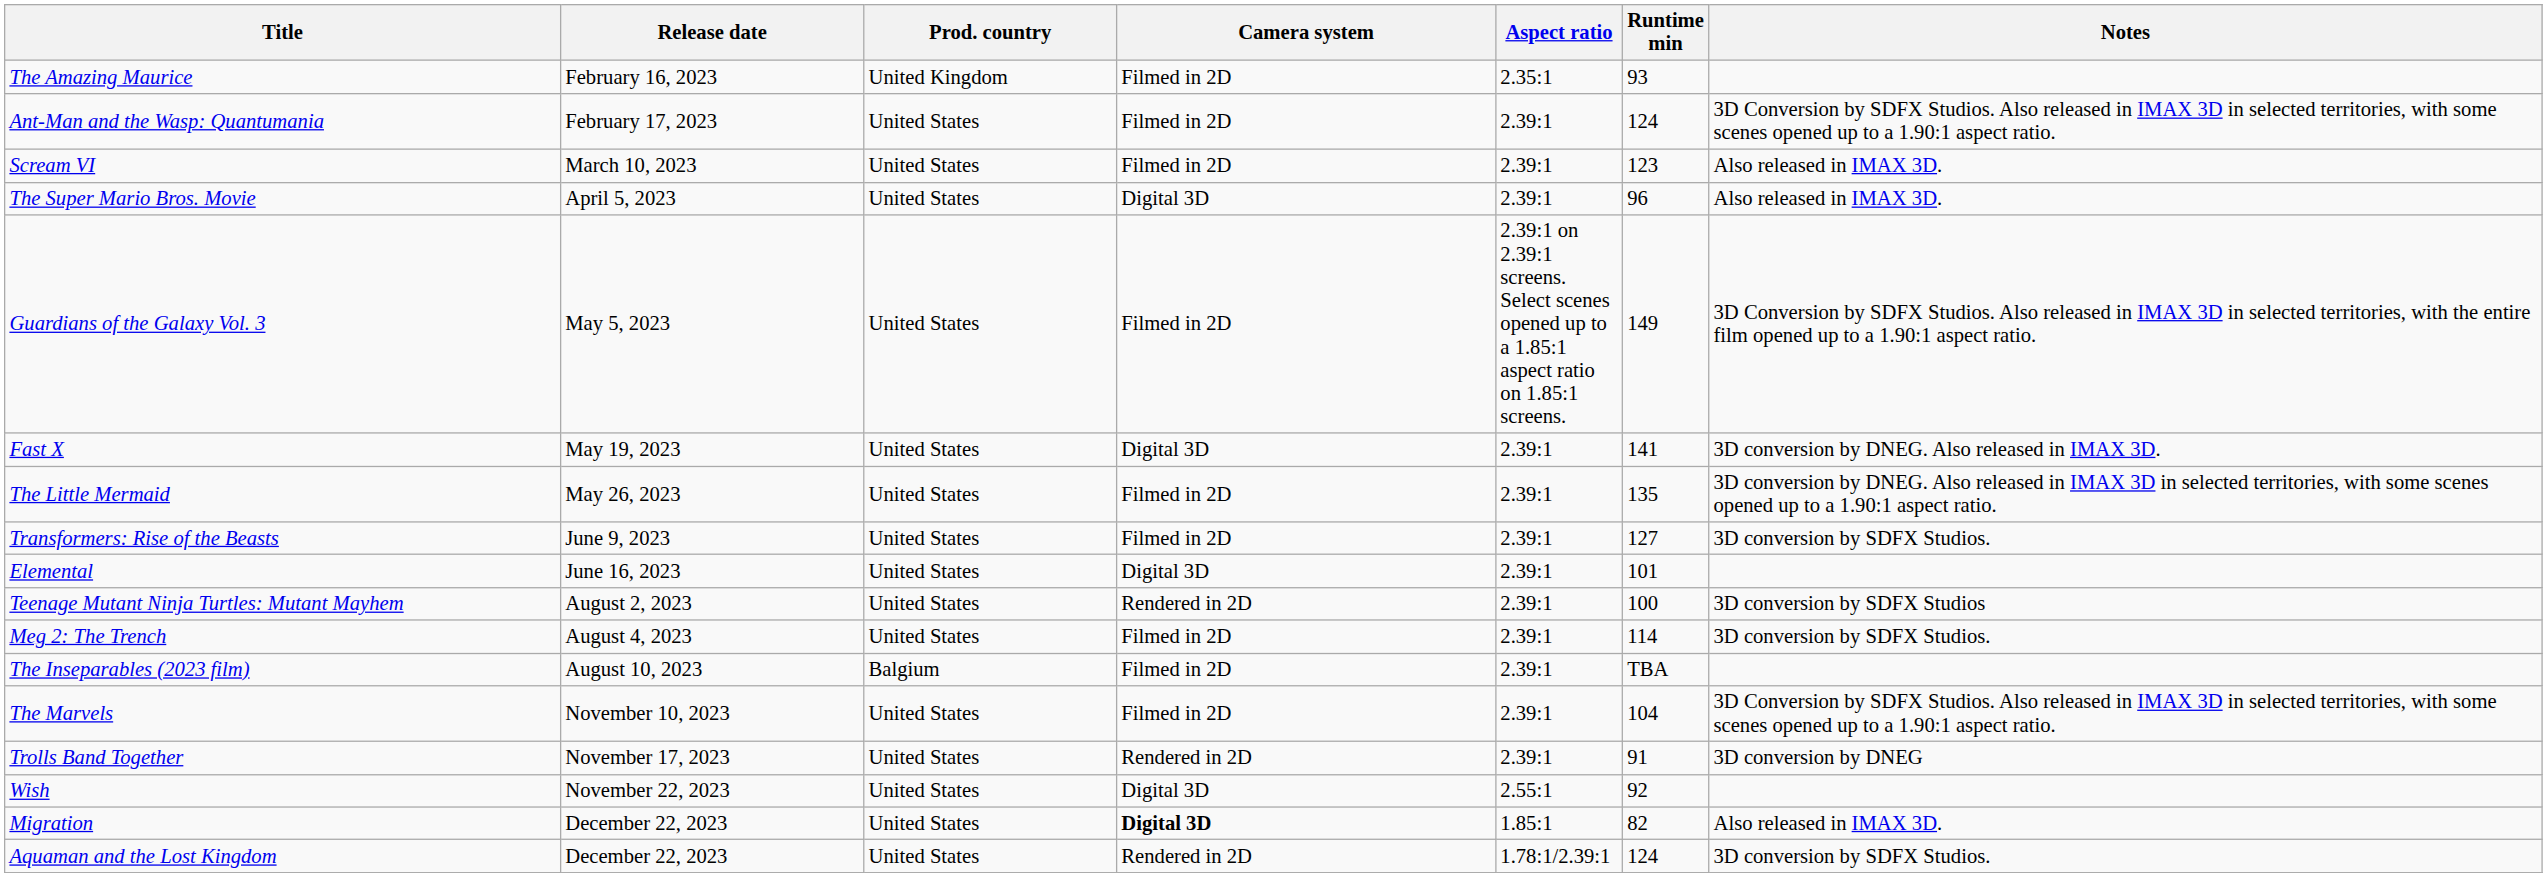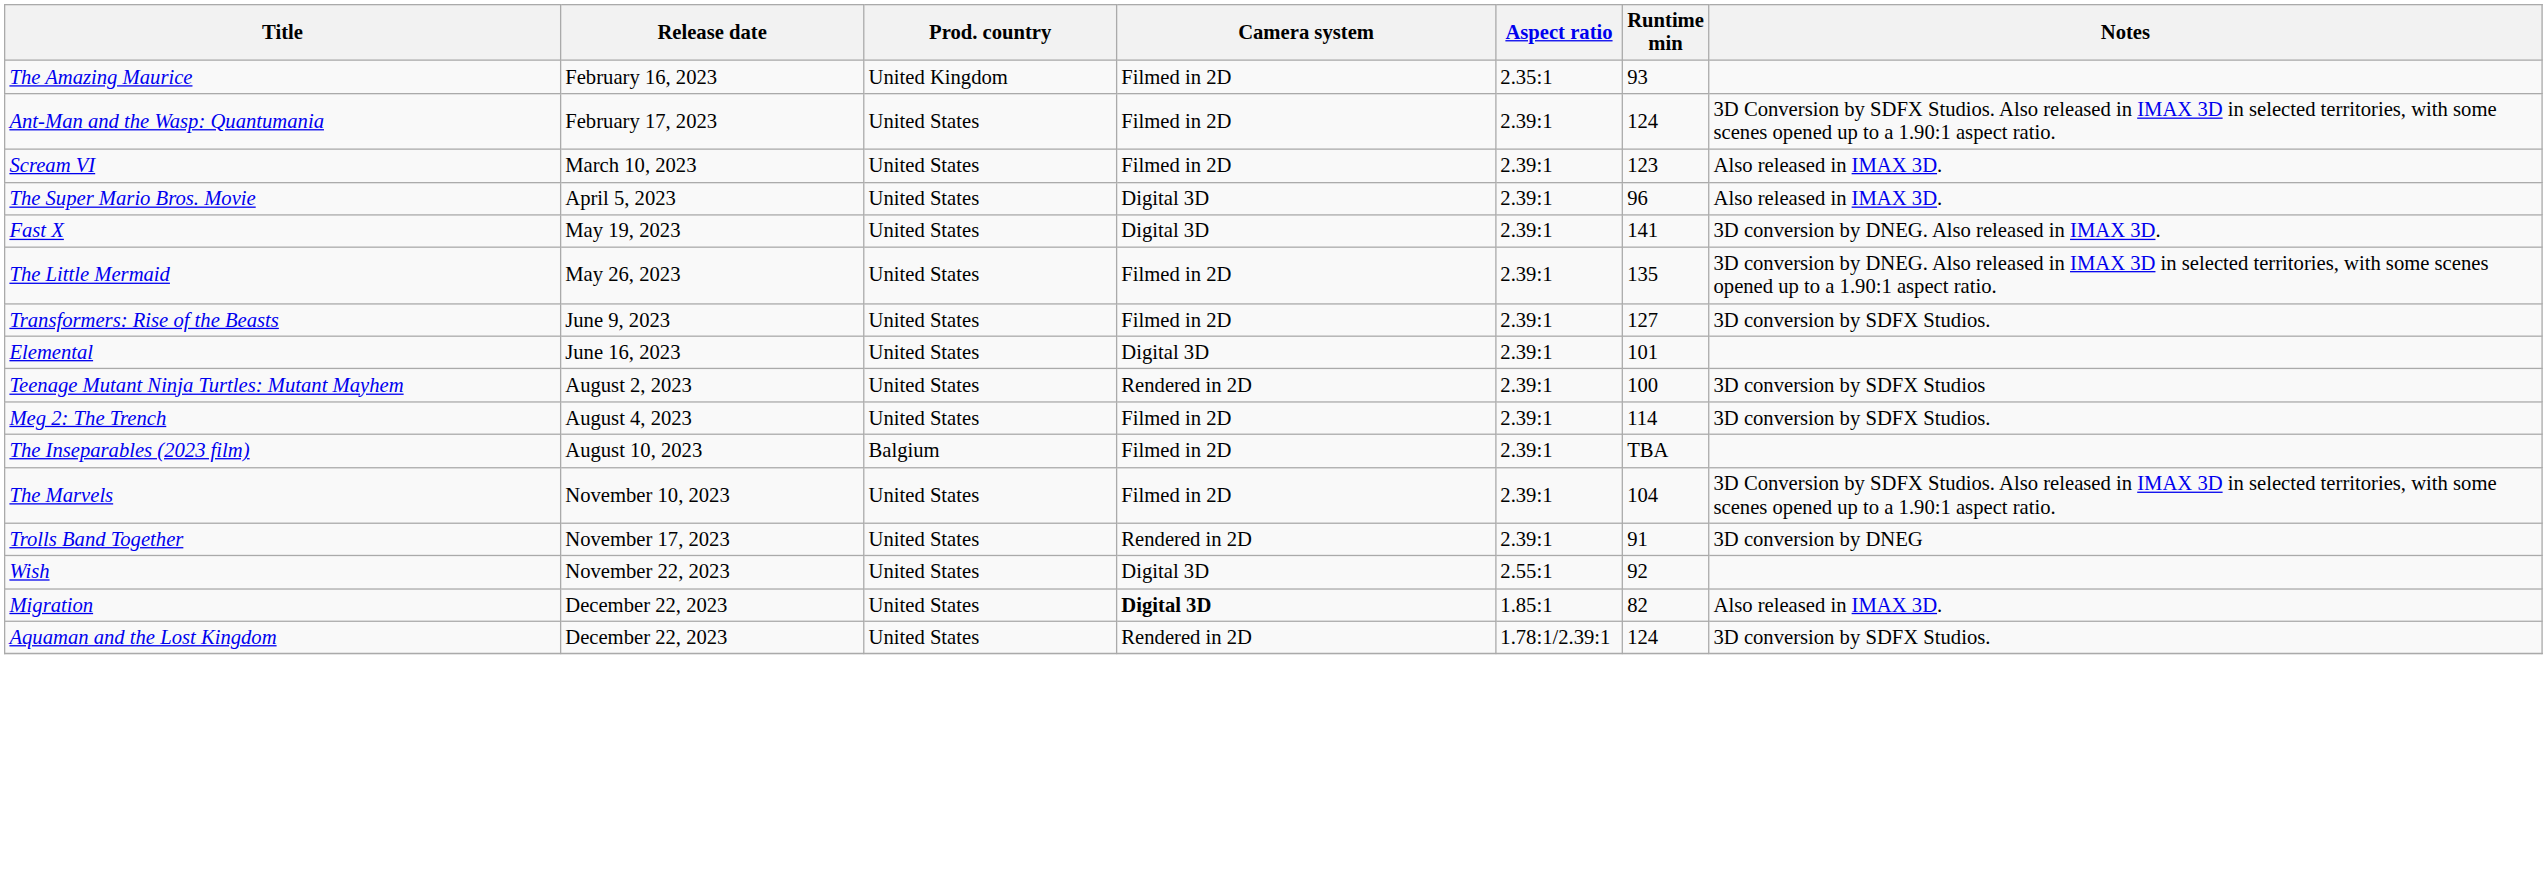- row: (137, 323)
